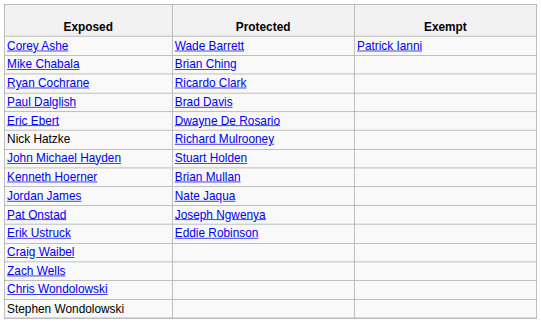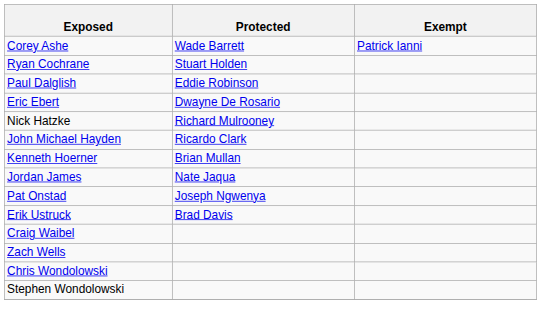- row: (43, 64)
(211, 83) Ricardo Clark -> (211, 64) Stuart Holden
(204, 102) Brad Davis -> (217, 83) Eddie Robinson
(211, 158) Stuart Holden -> (211, 139) Ricardo Clark
(217, 233) Eddie Robinson -> (204, 214) Brad Davis
